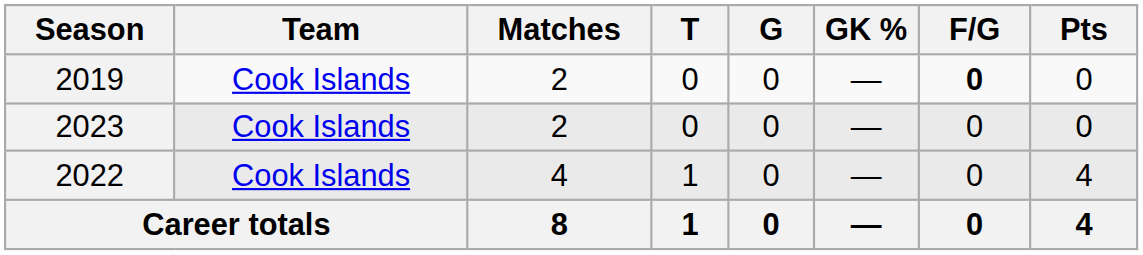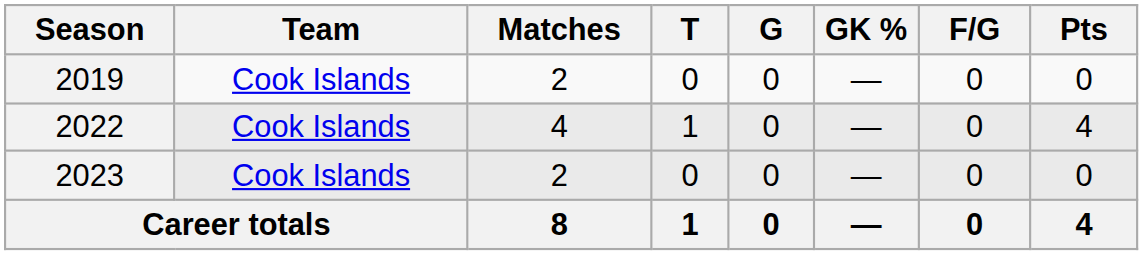(975, 78) bold -> (975, 78) normal
rows swapped: (90, 176) <-> (90, 127)
